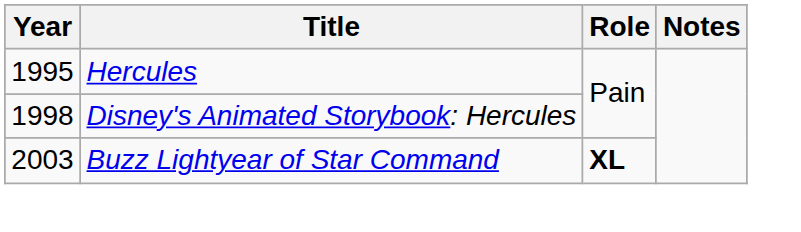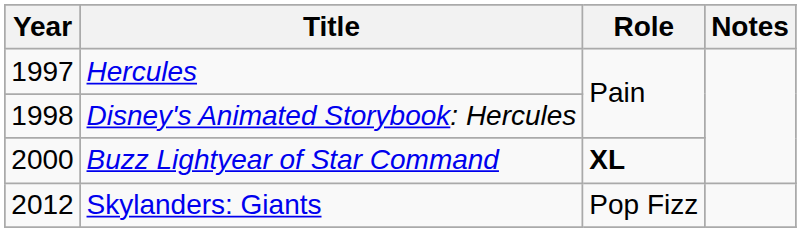(42, 71) 1995 -> (42, 71) 1997
(42, 159) 2003 -> (42, 159) 2000
+ row: (204, 204)
